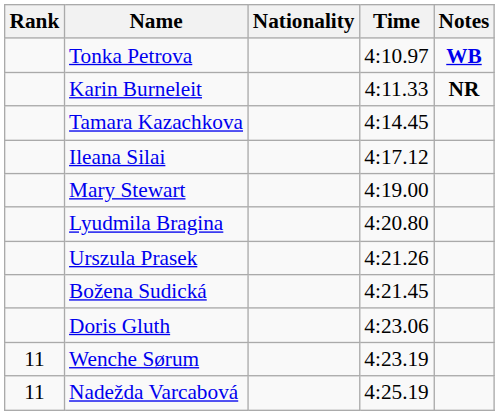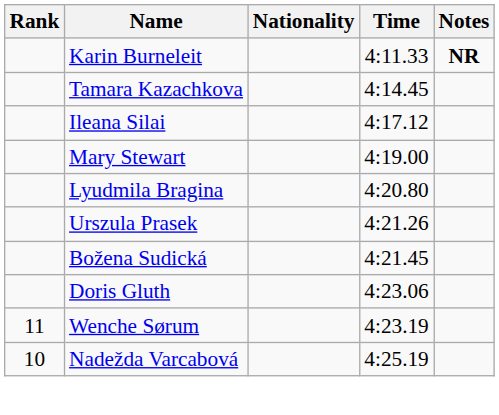- row: (131, 55)
(34, 392) 11 -> (34, 358) 10
